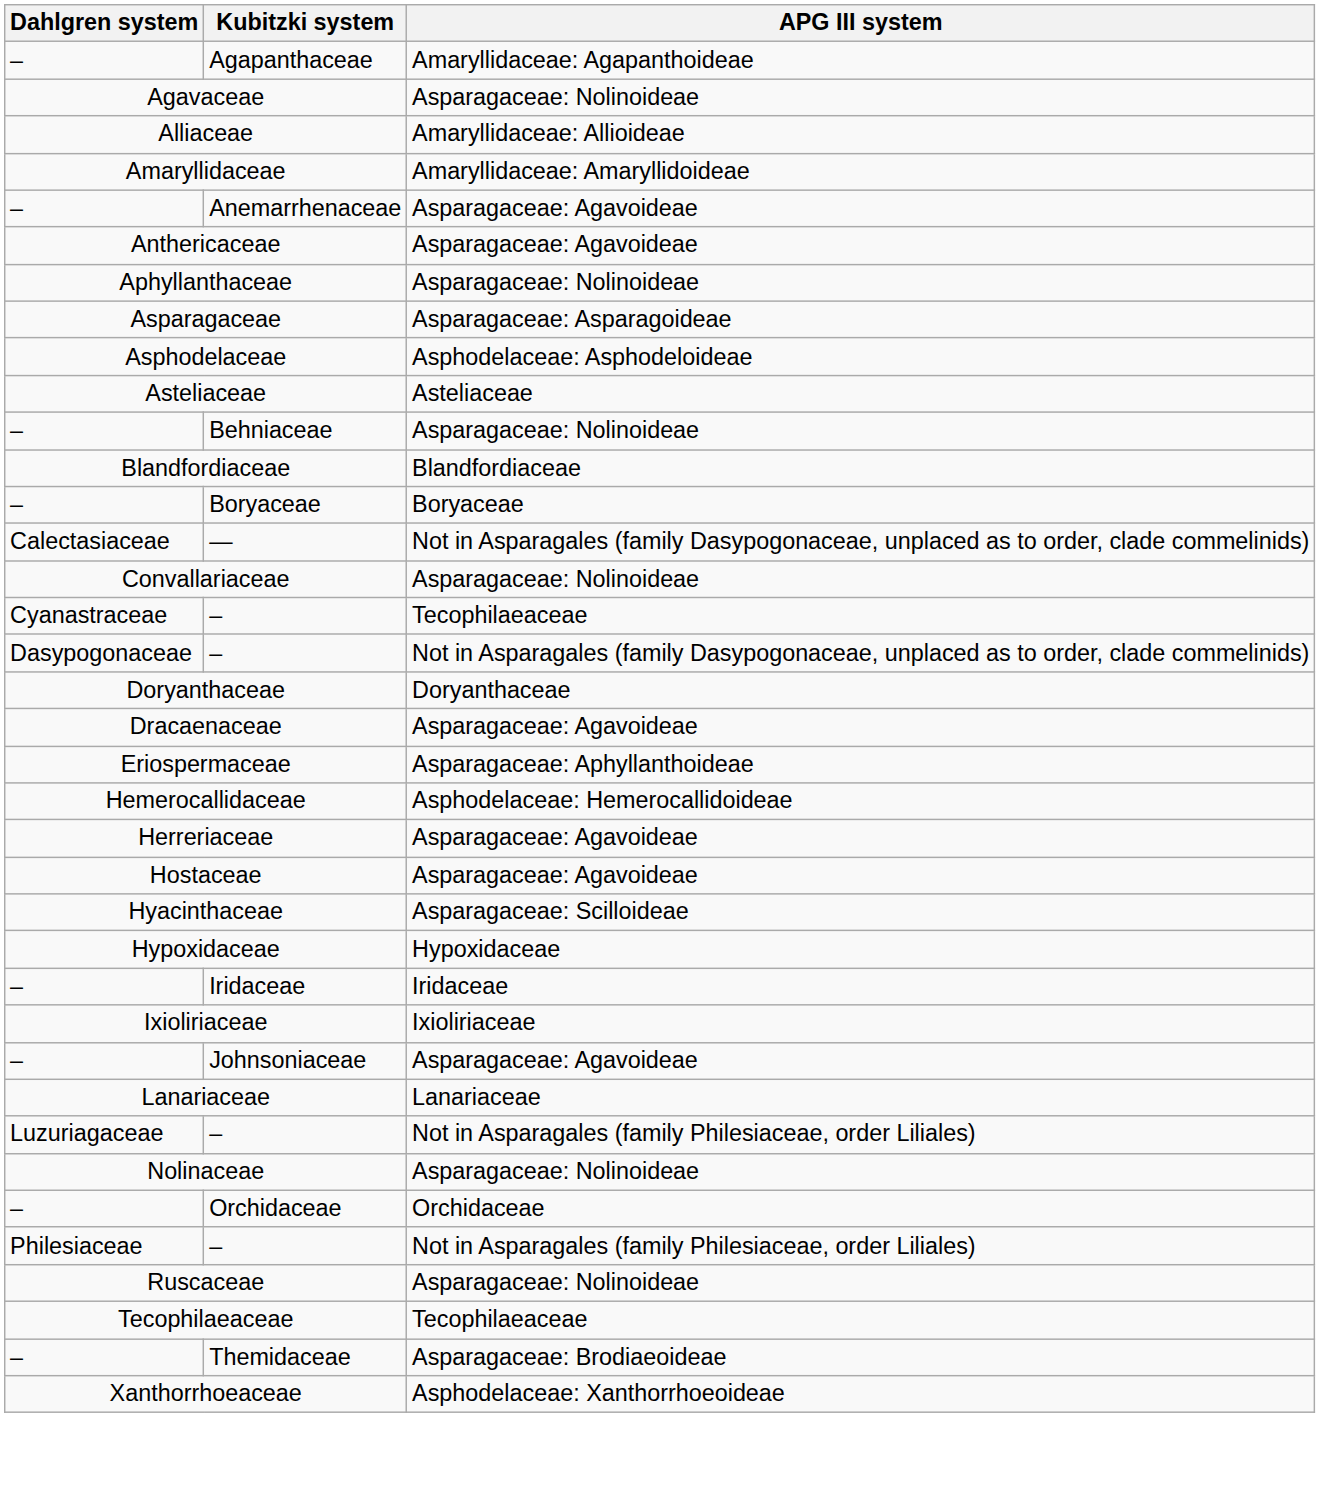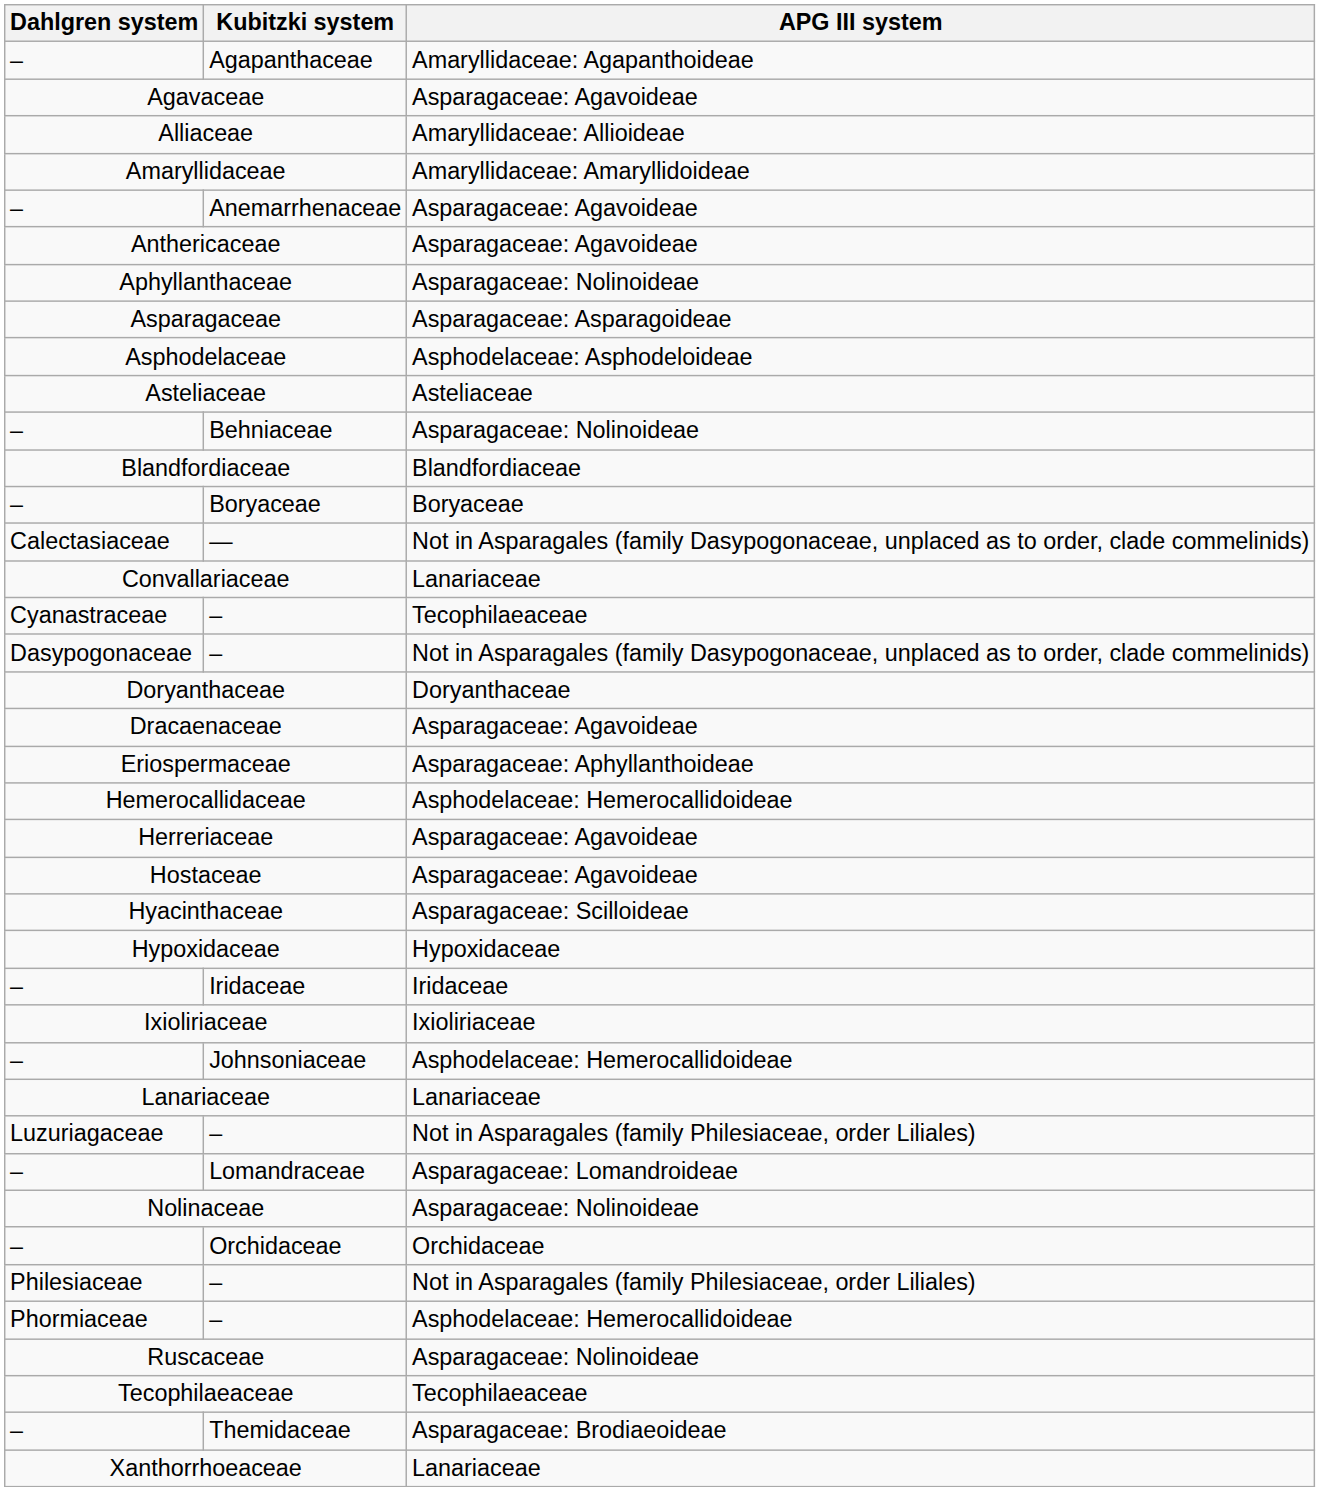(556, 97) Asparagaceae: Nolinoideae -> (555, 97) Asparagaceae: Agavoideae
(556, 578) Asparagaceae: Nolinoideae -> (476, 578) Lanariaceae
(555, 1060) Asparagaceae: Agavoideae -> (602, 1060) Asphodelaceae: Hemerocallidoideae
+ row: (17, 1171)
+ row: (79, 1319)
(598, 1393) Asphodelaceae: Xanthorrhoeoideae -> (476, 1467) Lanariaceae
